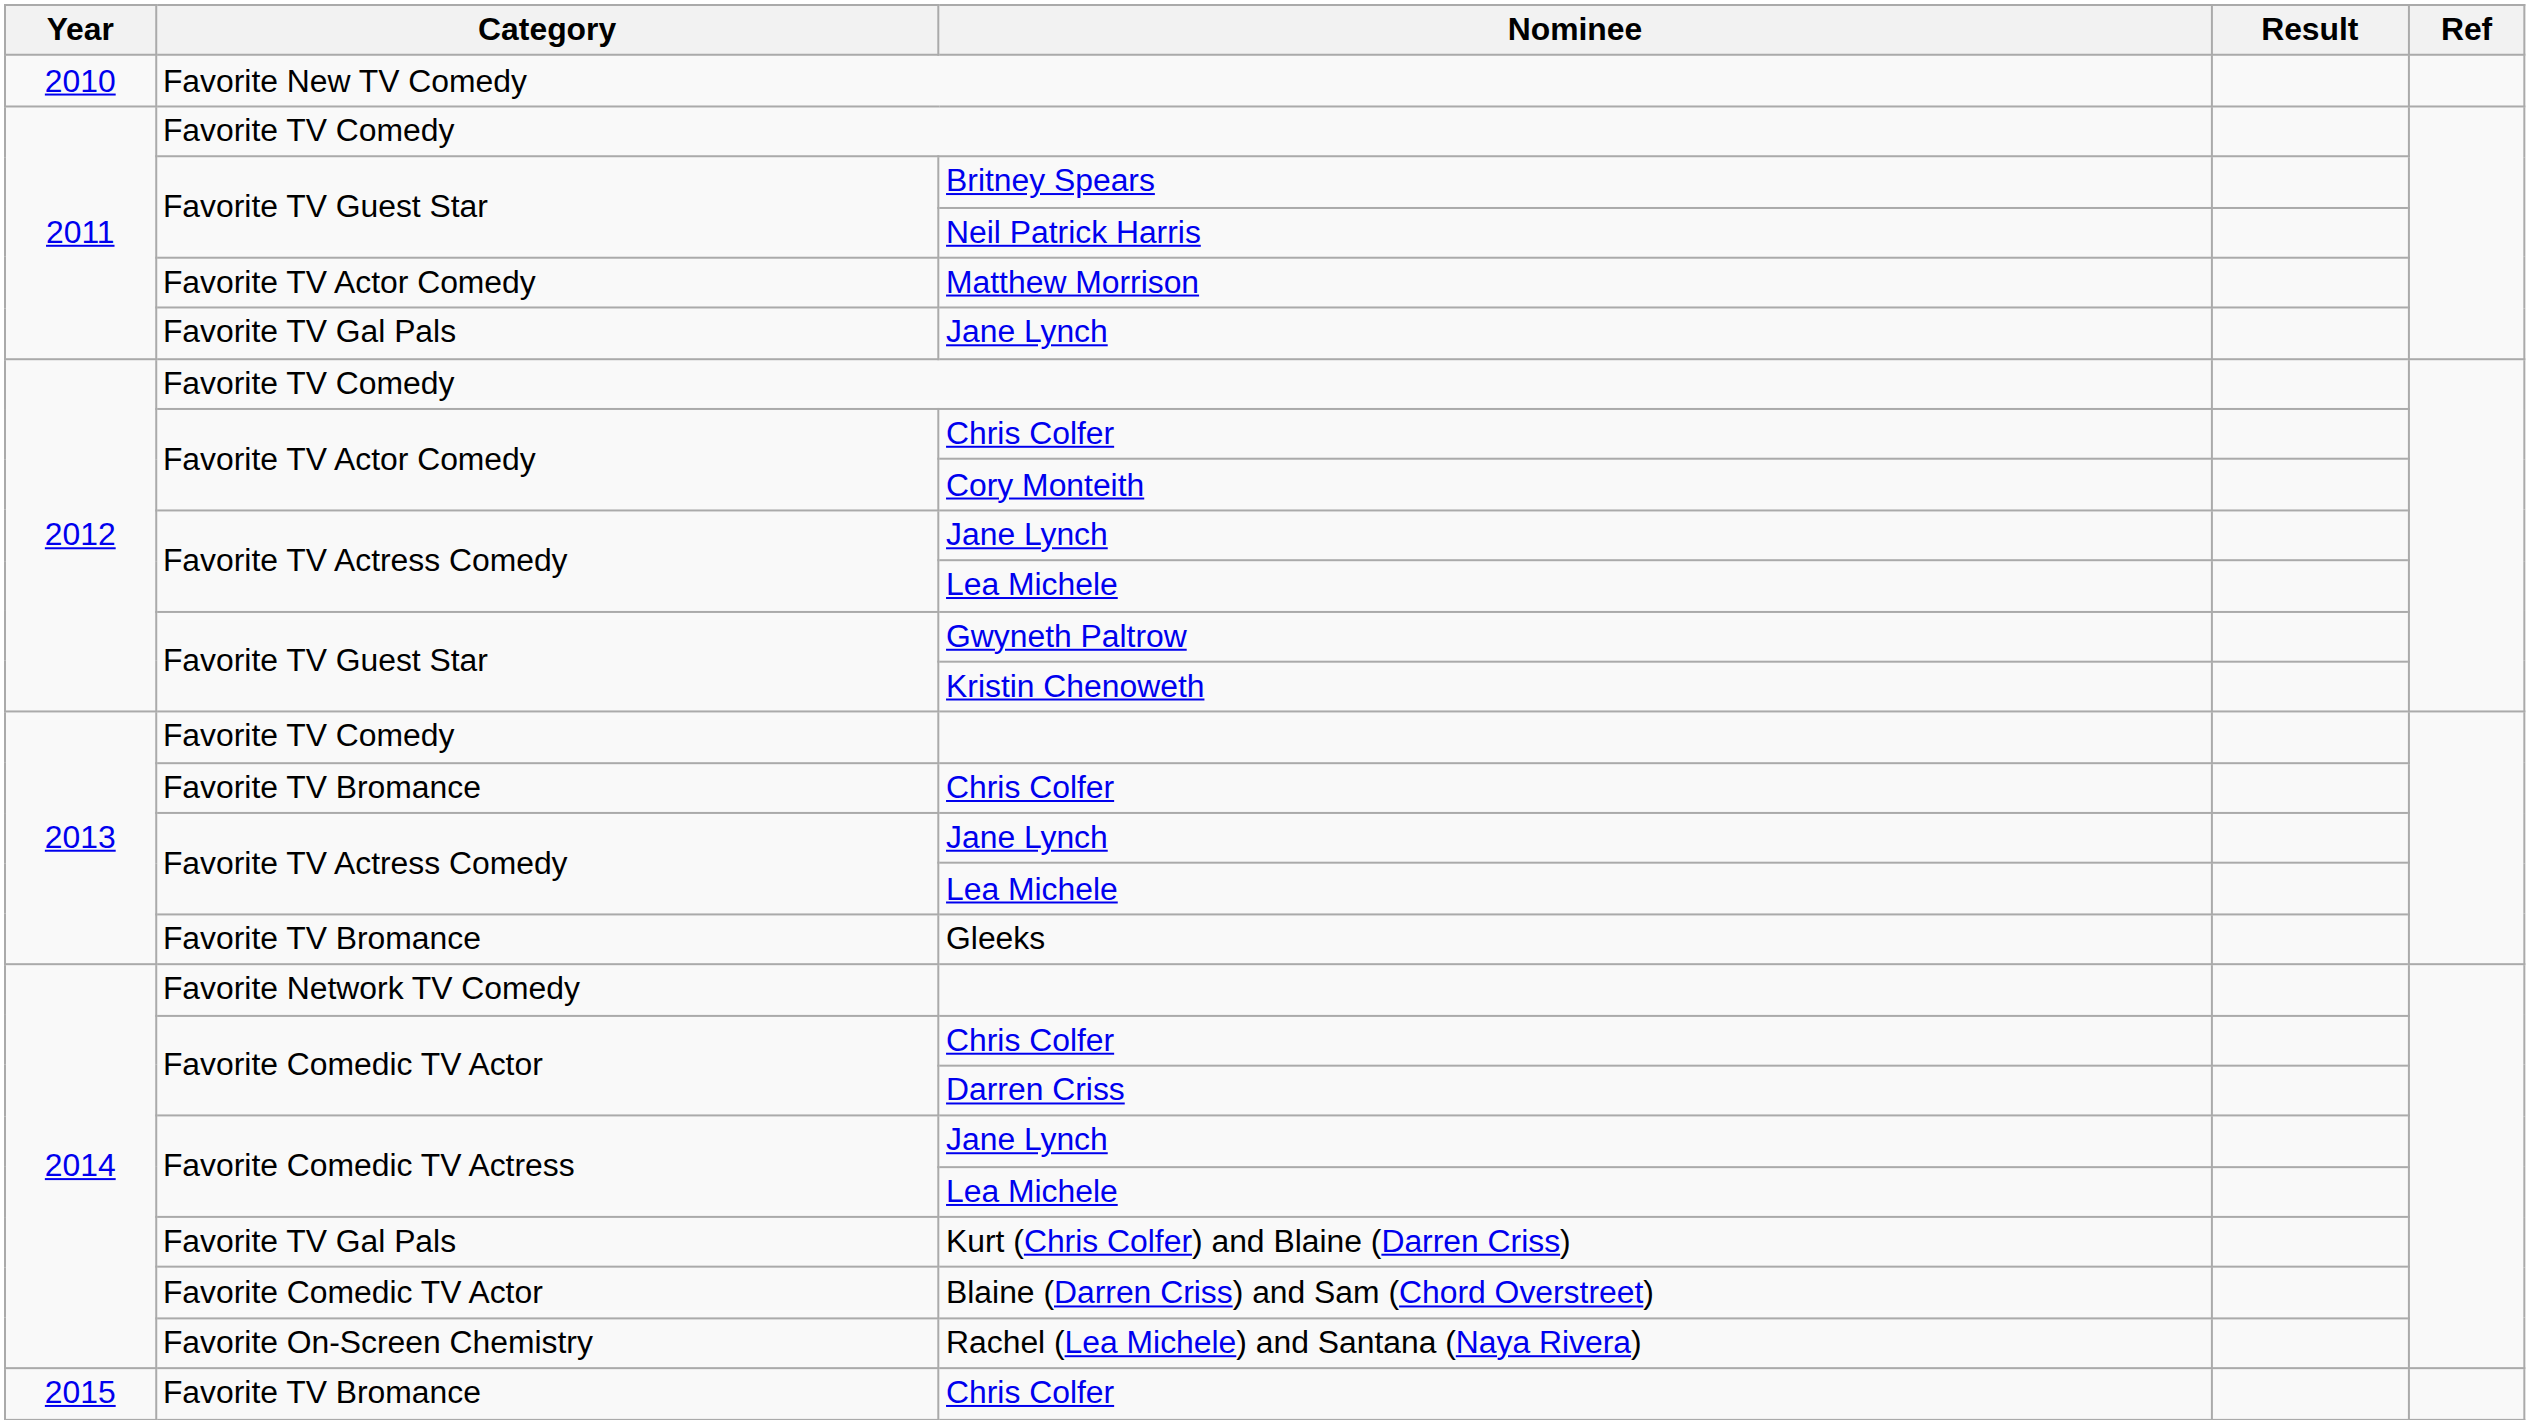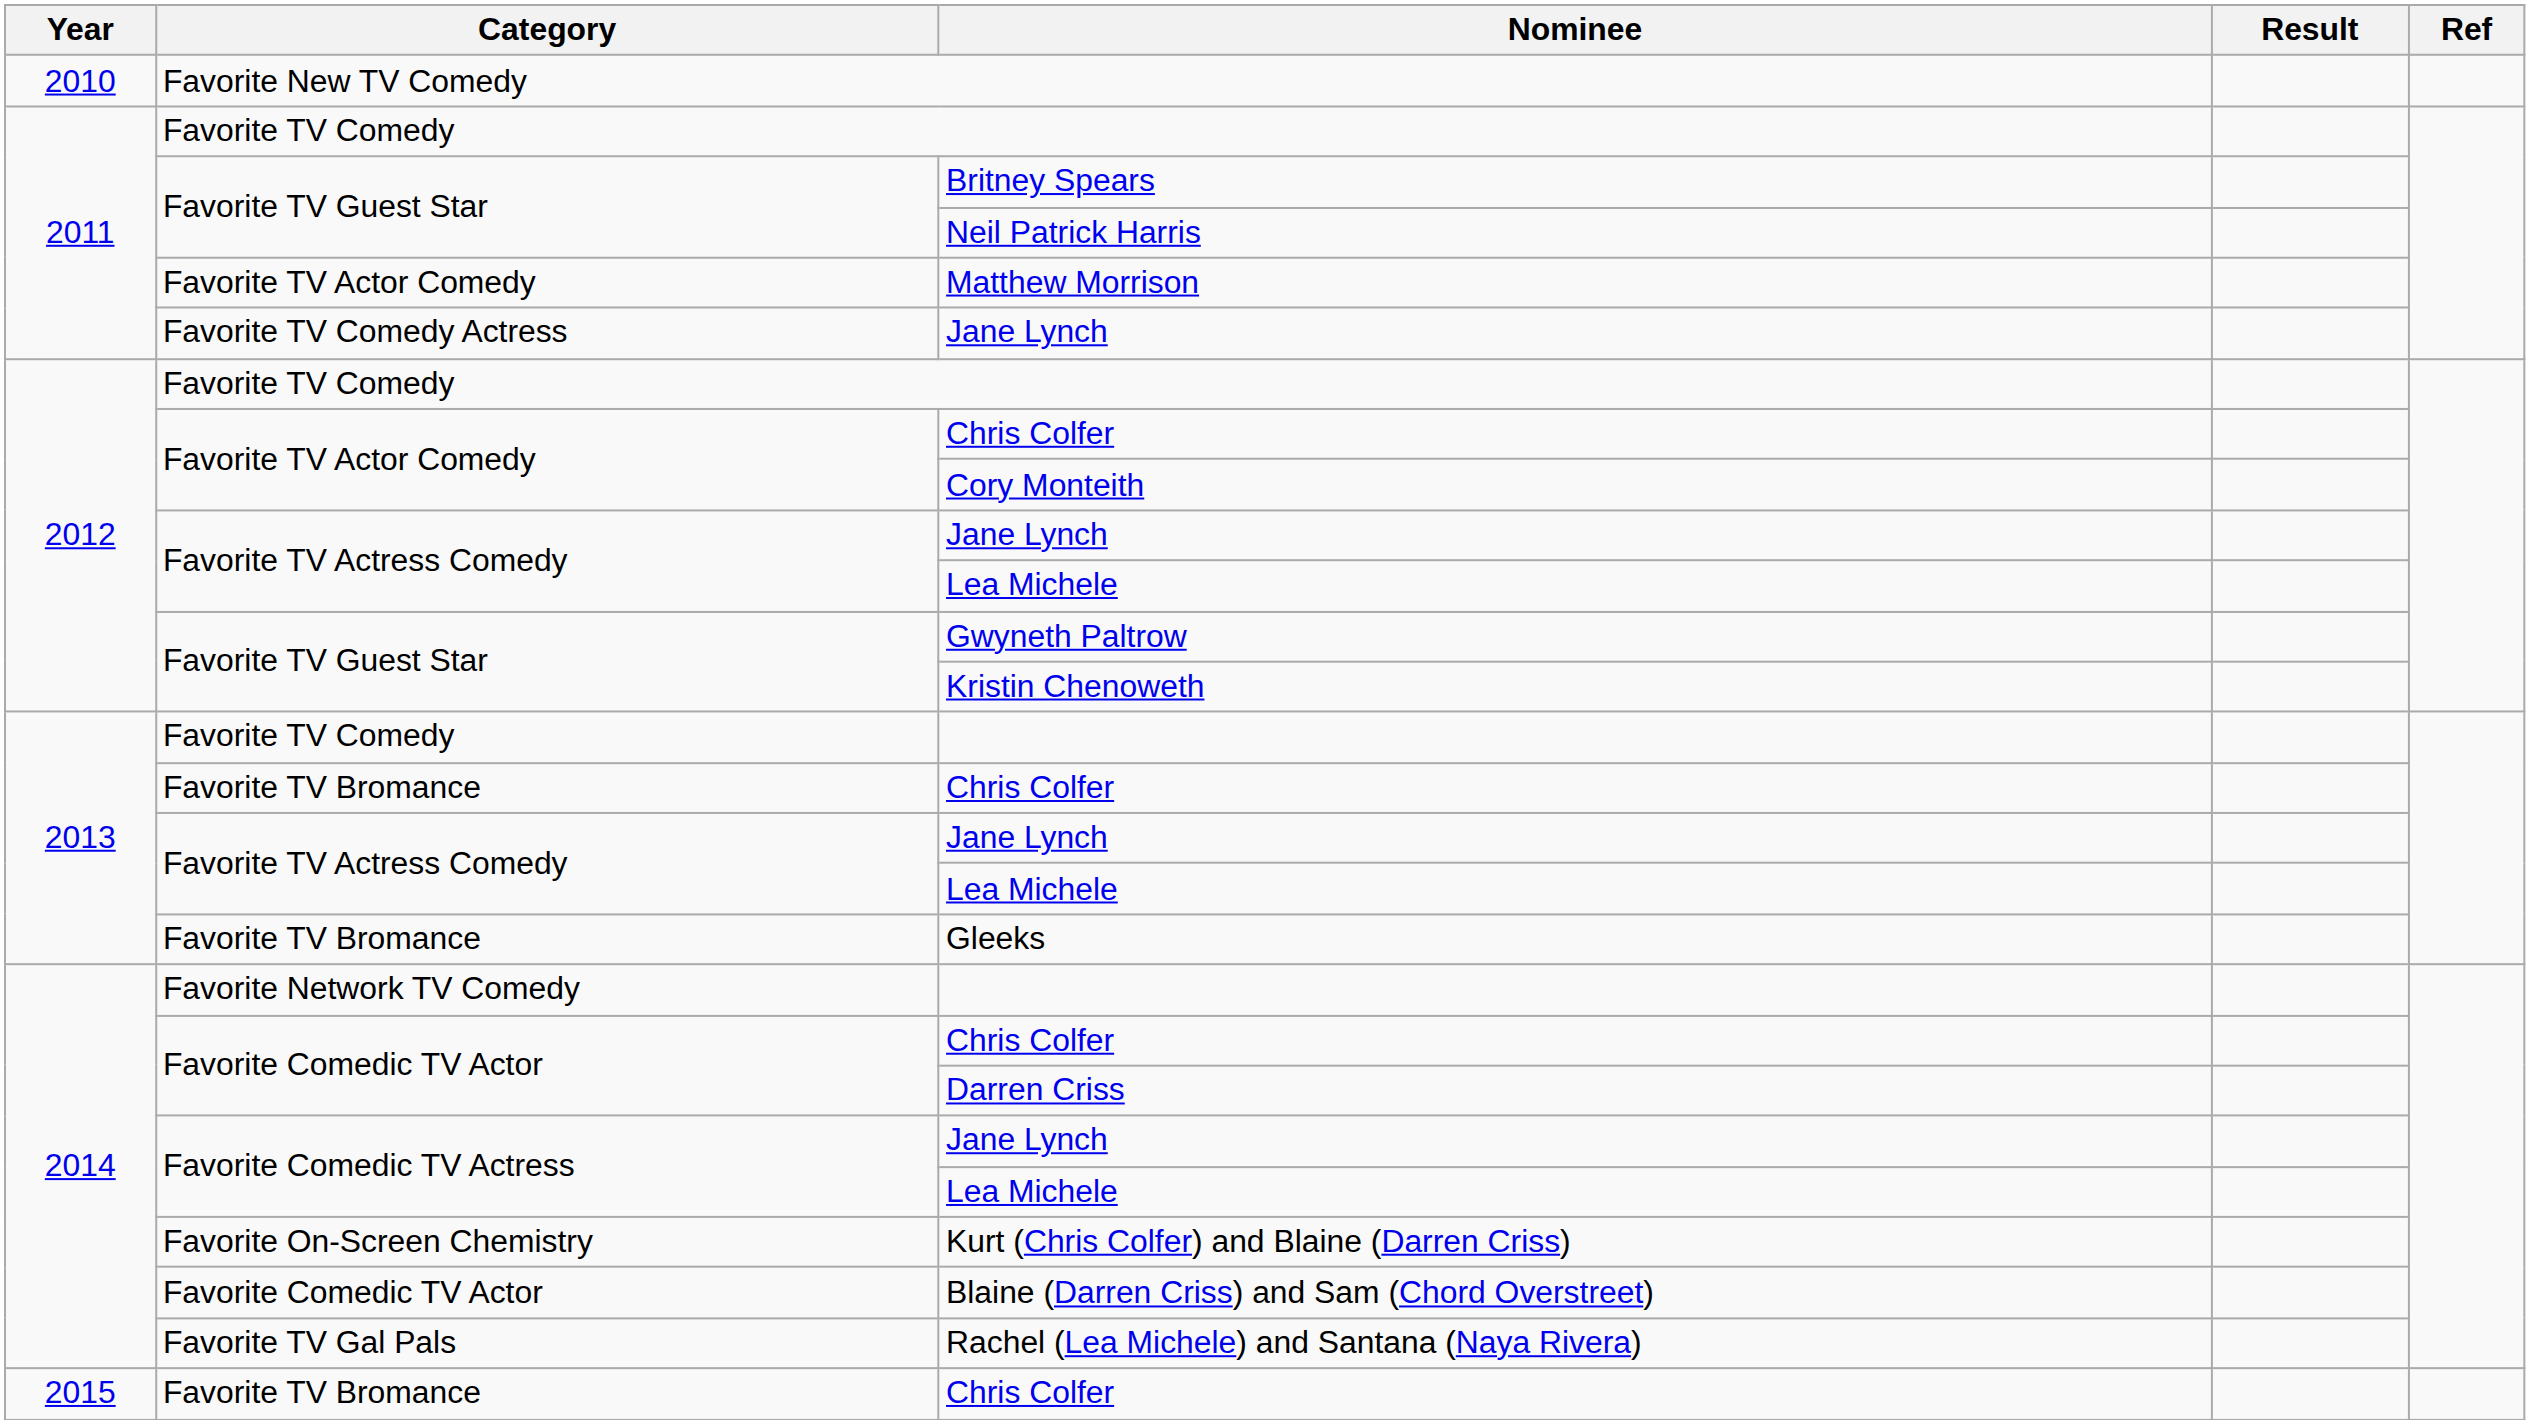(309, 332) Favorite TV Gal Pals -> (365, 332) Favorite TV Comedy Actress
(309, 1241) Favorite TV Gal Pals -> (378, 1241) Favorite On-Screen Chemistry
(378, 1342) Favorite On-Screen Chemistry -> (309, 1342) Favorite TV Gal Pals
